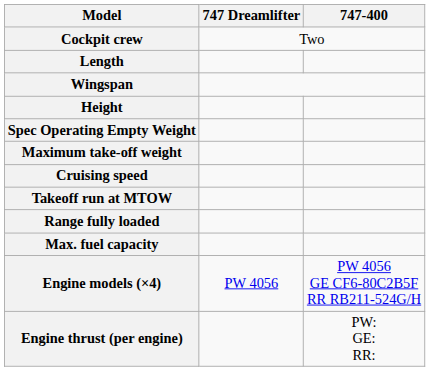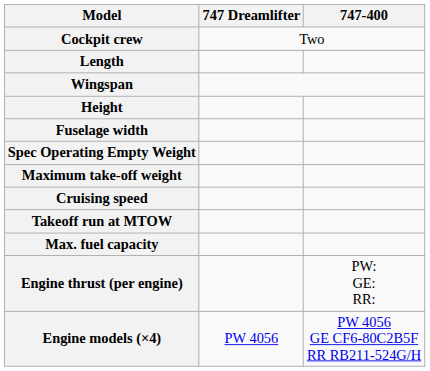+ row: (102, 130)
- row: (102, 221)
rows swapped: (102, 283) <-> (102, 338)
